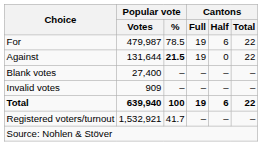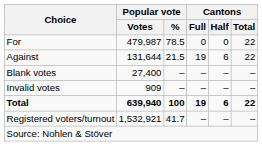(201, 42) 19 -> (203, 42) 0
(226, 42) 6 -> (226, 42) 0
(175, 57) bold -> (175, 57) normal
(226, 57) 0 -> (226, 57) 6
